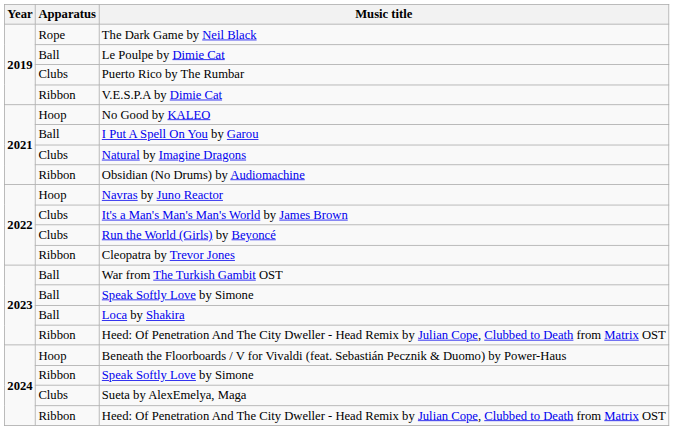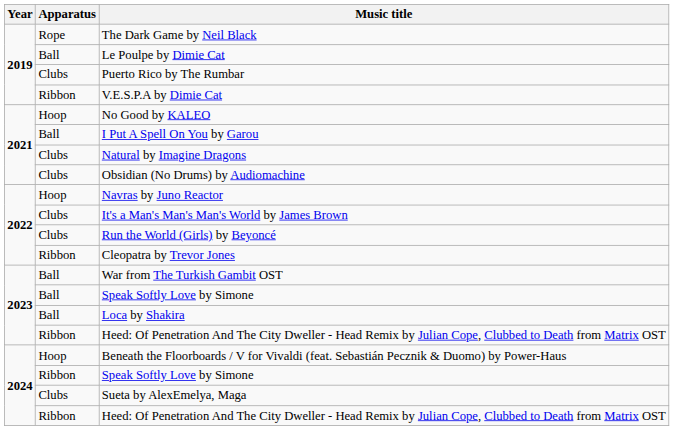(57, 174) Ribbon -> (53, 174) Clubs
